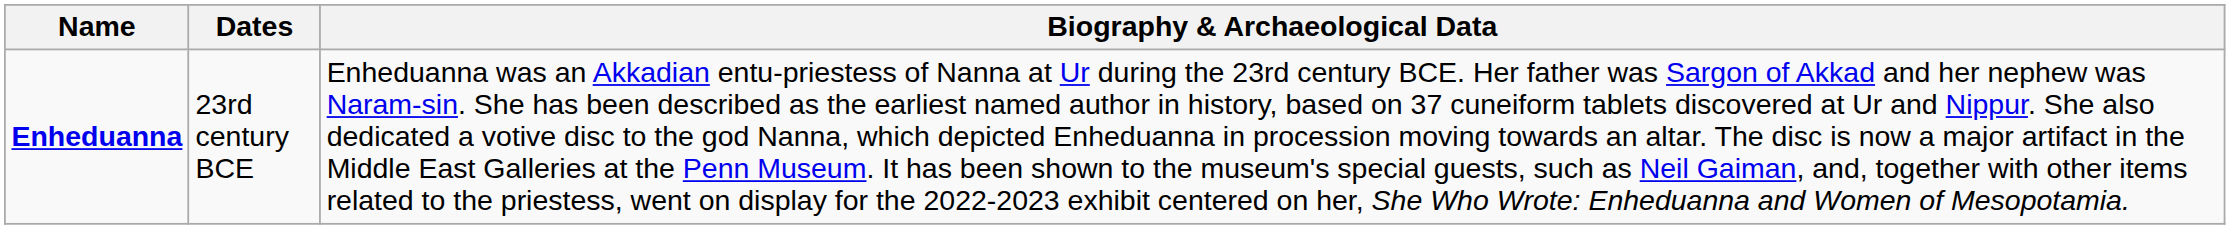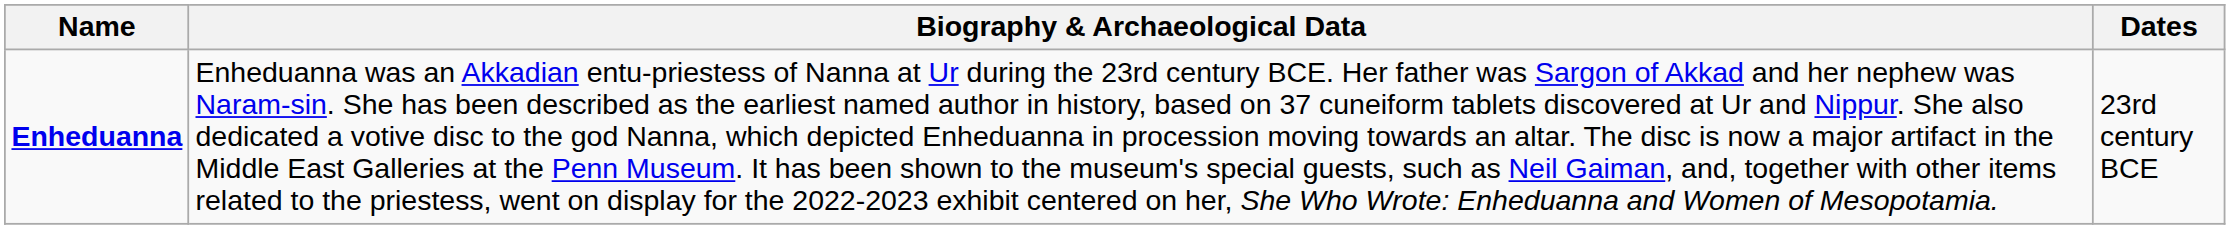columns swapped: (254, 27) <-> (1272, 27)
